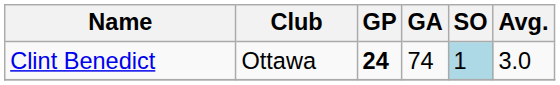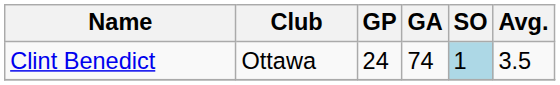(376, 60) bold -> (376, 60) normal
(515, 60) 3.0 -> (515, 60) 3.5
